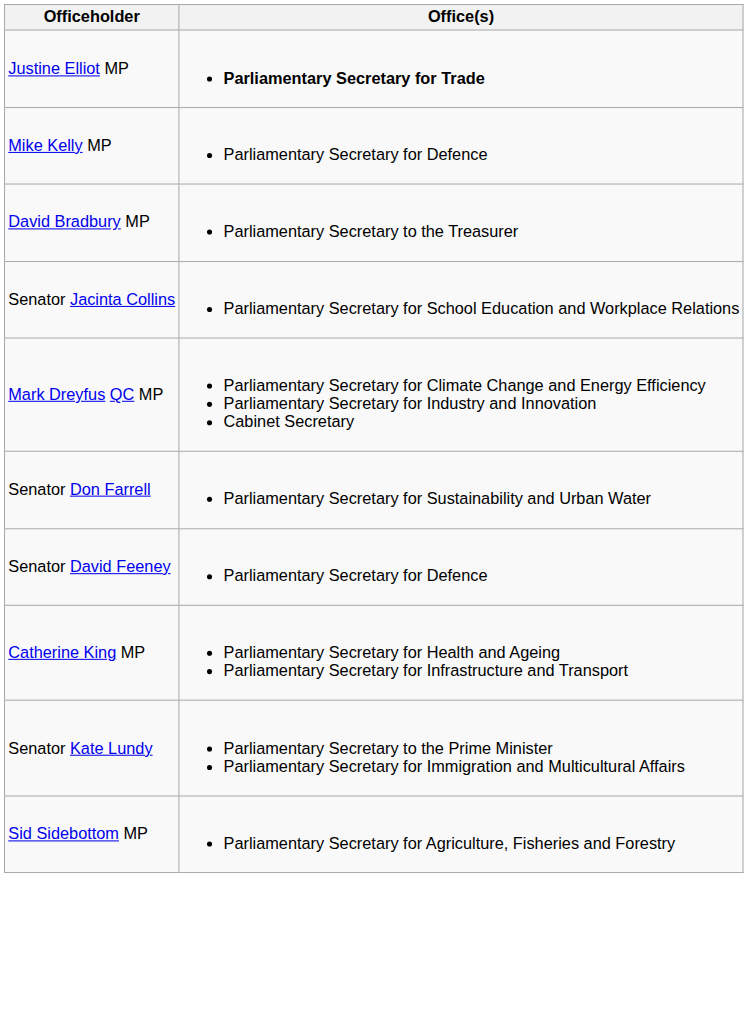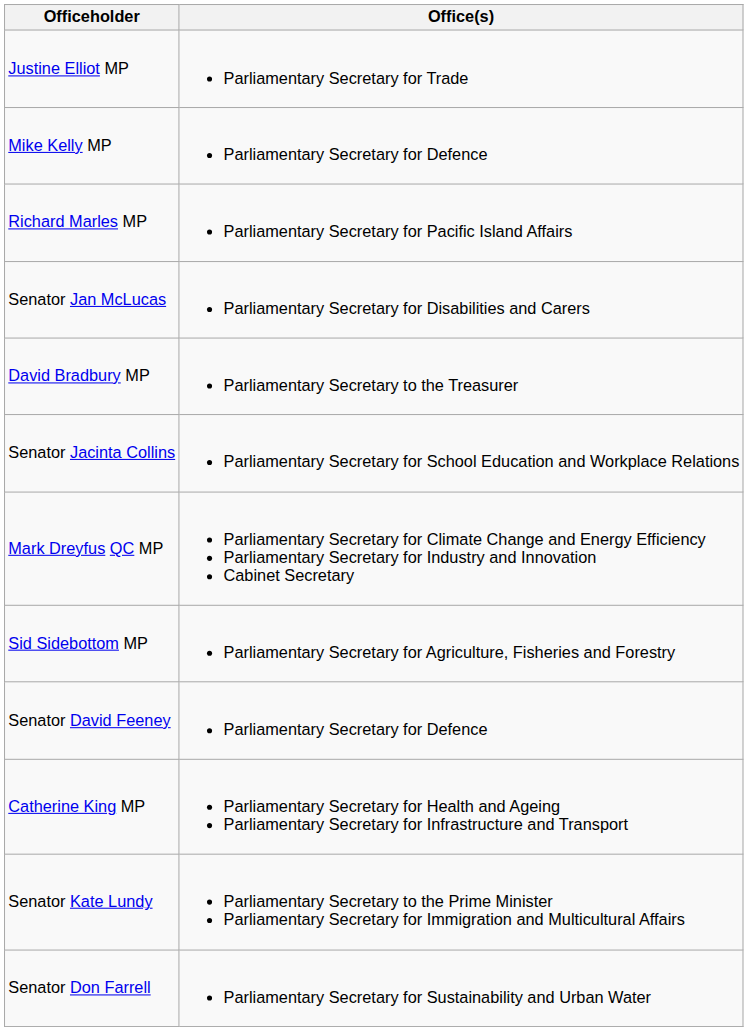(461, 78) bold -> (461, 78) normal
+ row: (78, 222)
+ row: (87, 299)
rows swapped: (79, 489) <-> (78, 834)
